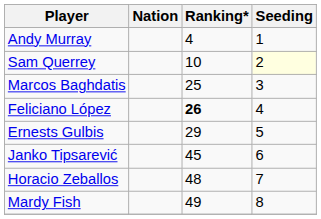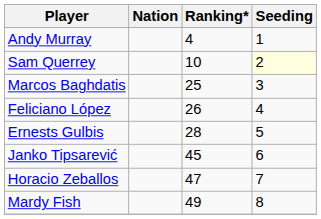(193, 109) bold -> (193, 109) normal
(193, 132) 29 -> (193, 132) 28
(193, 179) 48 -> (193, 179) 47
